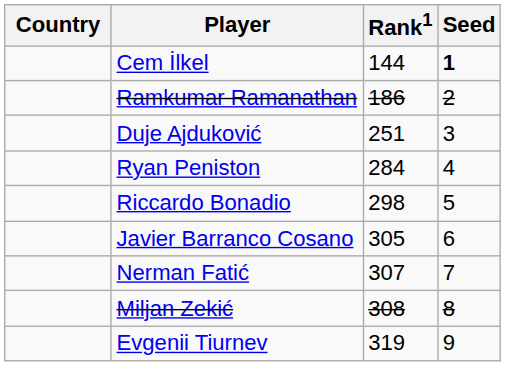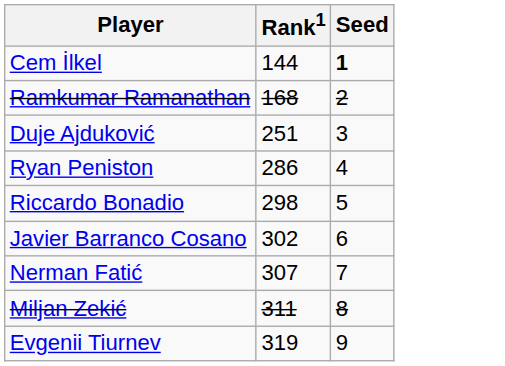- column: (58, 24)
(387, 98) 186 -> (280, 98) 168
(387, 168) 284 -> (280, 168) 286
(387, 238) 305 -> (280, 238) 302
(387, 308) 308 -> (279, 308) 311
